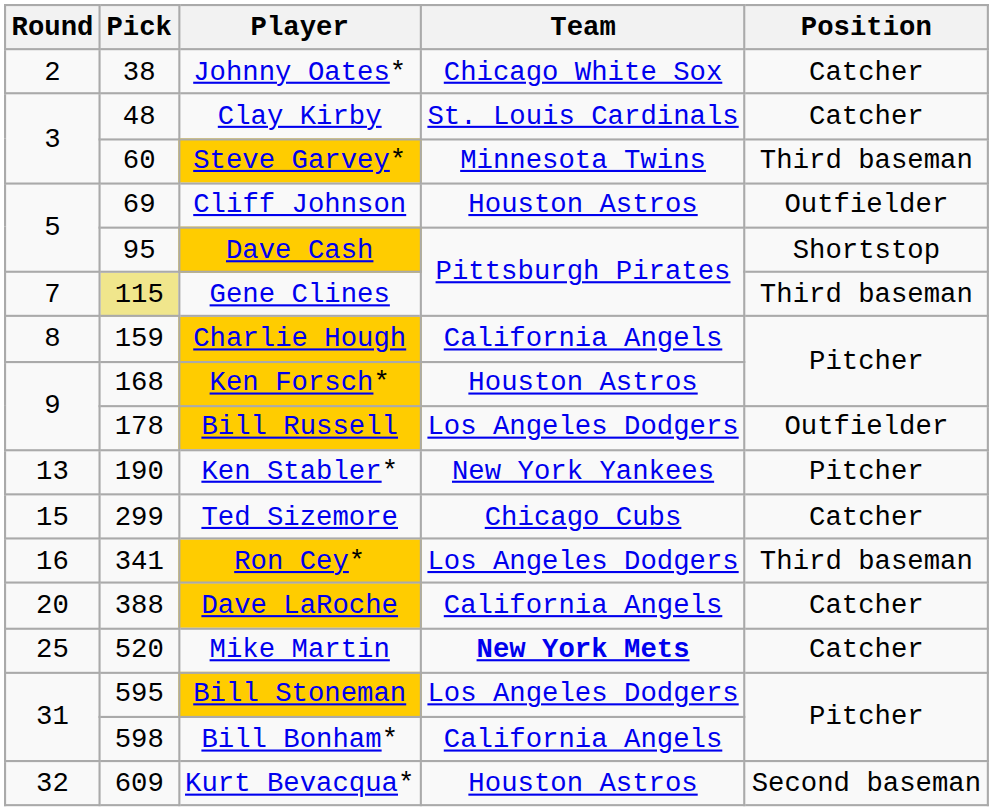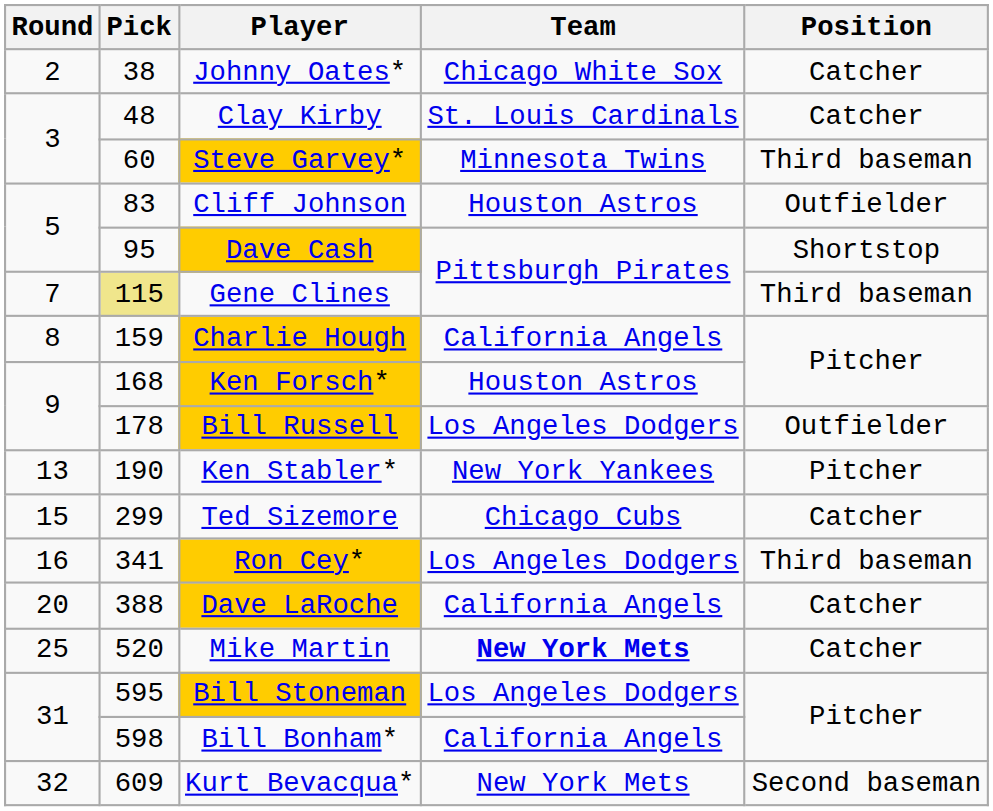(139, 205) 69 -> (139, 205) 83
(583, 784) Houston Astros -> (583, 784) New York Mets
